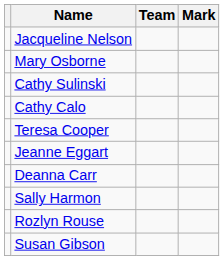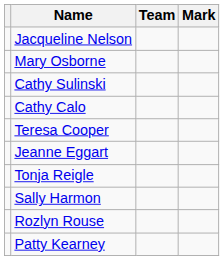- row: (56, 175)
+ row: (54, 175)
+ row: (60, 244)
- row: (60, 244)
